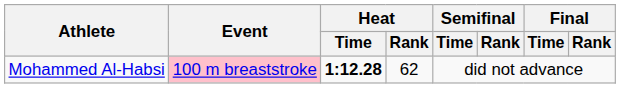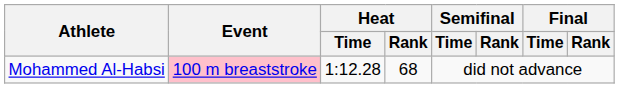(353, 70) bold -> (353, 70) normal
(409, 70) 62 -> (408, 70) 68
